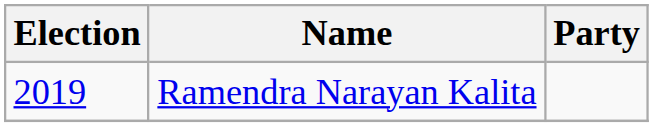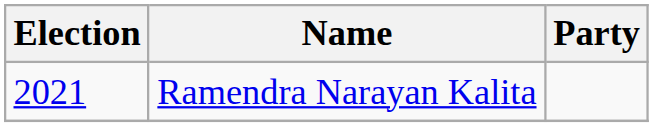(50, 90) 2019 -> (50, 90) 2021
